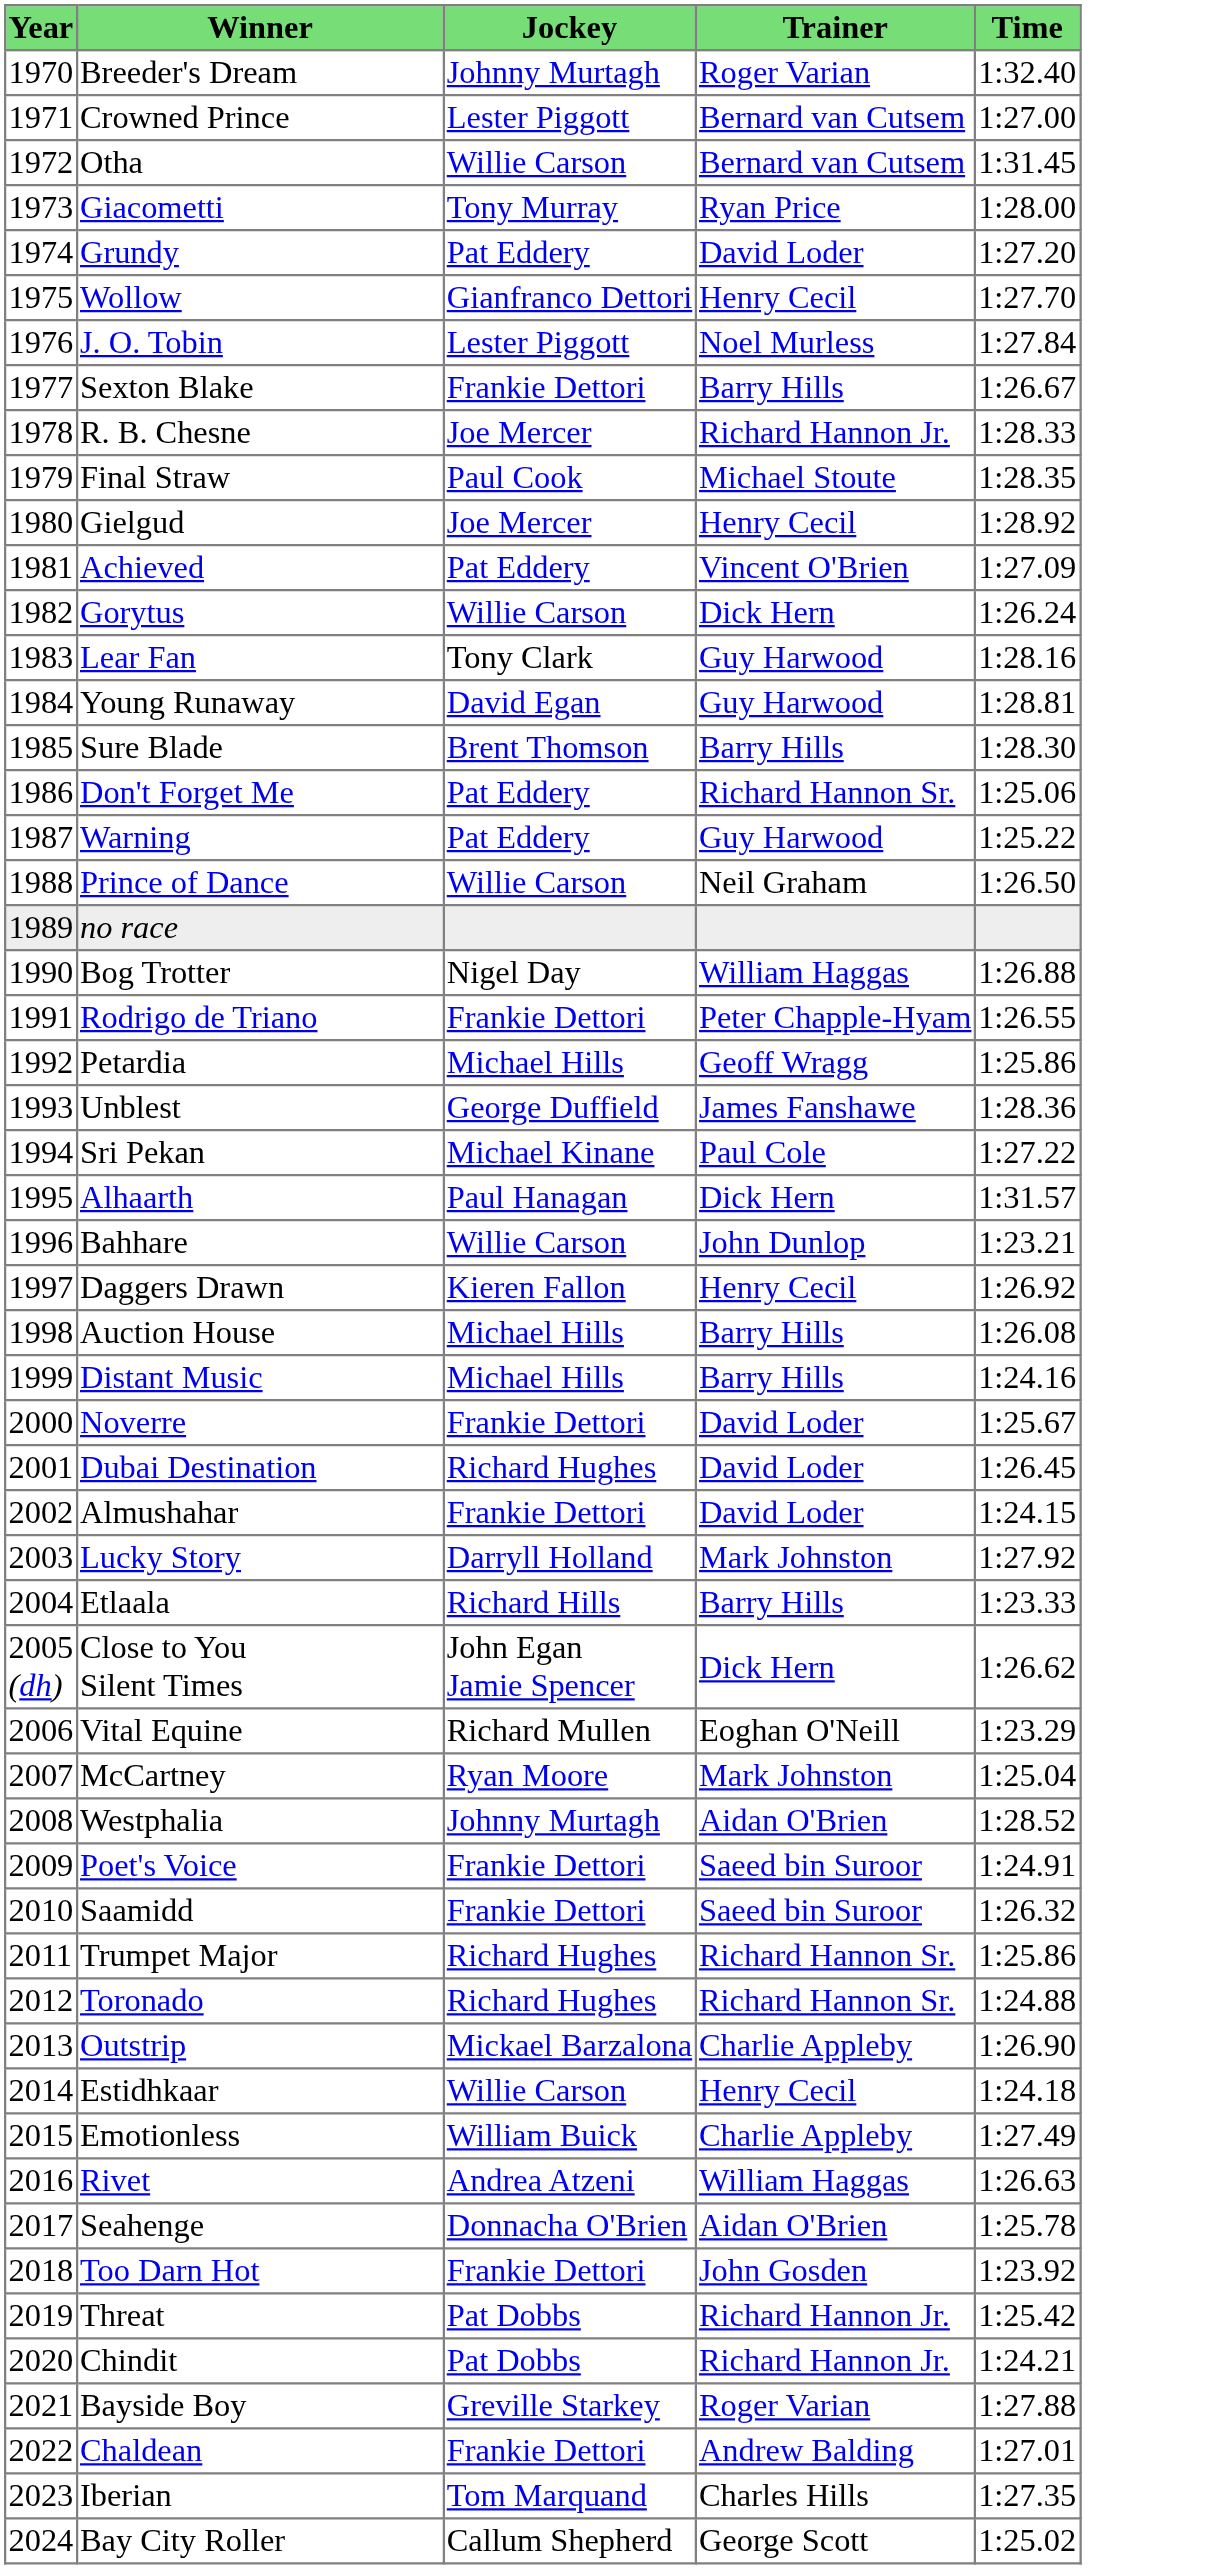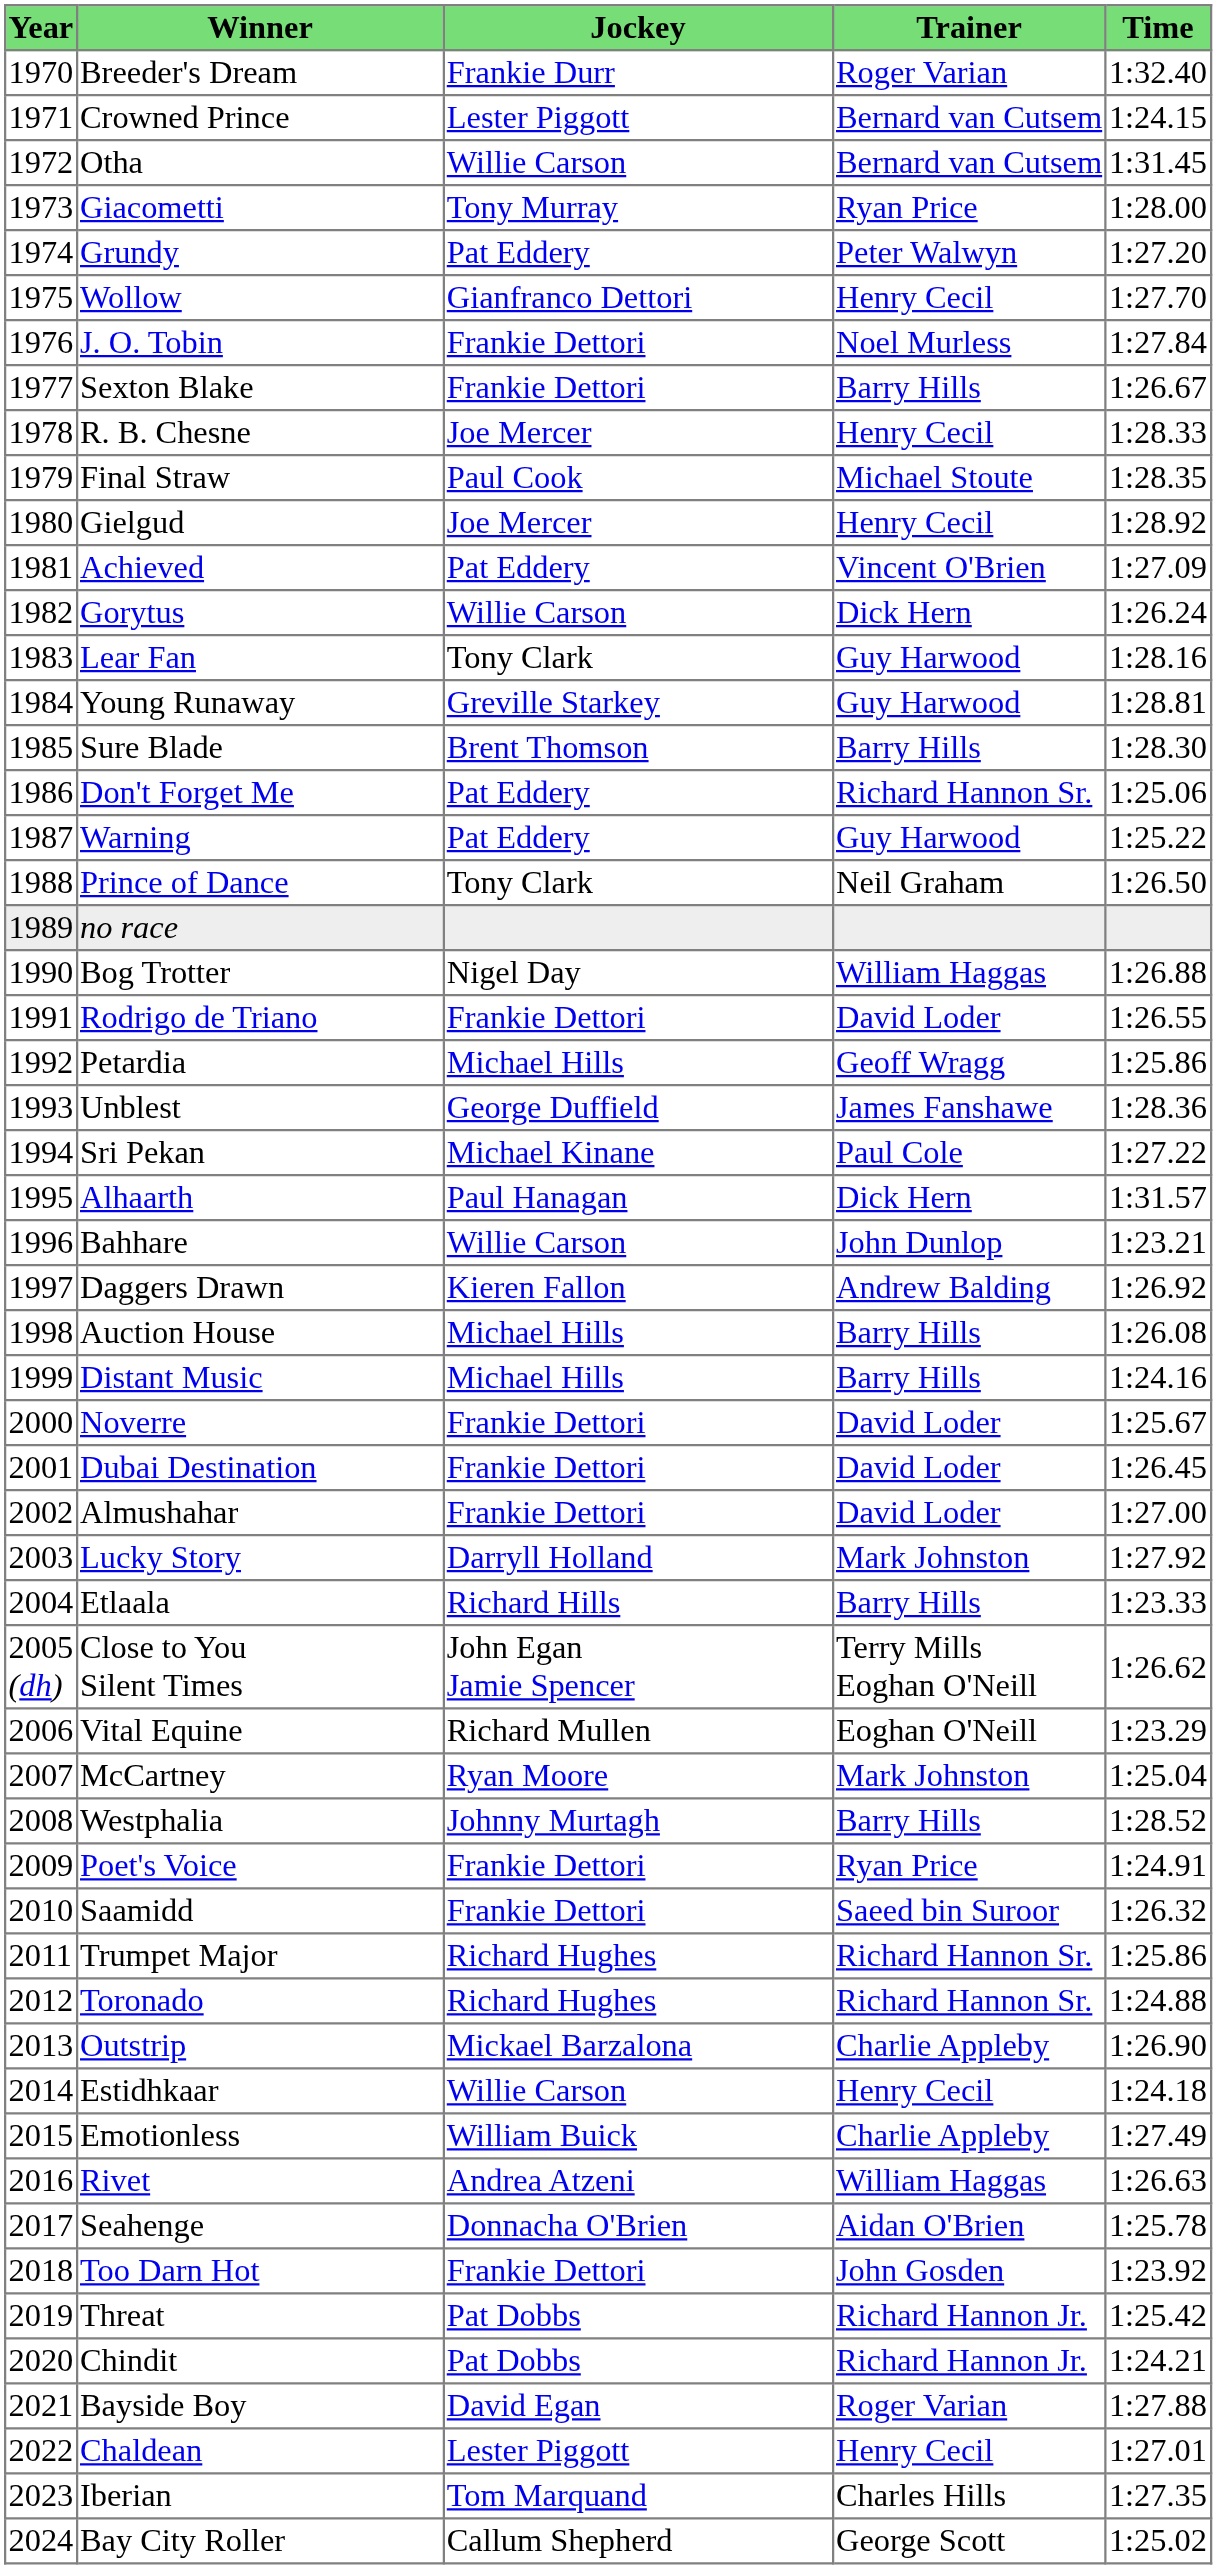(553, 72) Johnny Murtagh -> (531, 72) Frankie Durr
(1027, 116) 1:27.00 -> (1158, 116) 1:24.15
(781, 252) David Loder -> (927, 252) Peter Walwyn
(538, 342) Lester Piggott -> (546, 342) Frankie Dettori
(824, 432) Richard Hannon Jr. -> (915, 432) Henry Cecil
(524, 702) David Egan -> (553, 702) Greville Starkey
(536, 882) Willie Carson -> (520, 882) Tony Clark
(835, 1016) Peter Chapple-Hyam -> (918, 1016) David Loder
(778, 1286) Henry Cecil -> (943, 1286) Andrew Balding
(552, 1466) Richard Hughes -> (546, 1466) Frankie Dettori
(1027, 1512) 1:24.15 -> (1158, 1512) 1:27.00
(767, 1666) Dick Hern -> (937, 1666) Terry Mills Eoghan O'Neill
(793, 1820) Aidan O'Brien -> (908, 1820) Barry Hills
(810, 1865) Saeed bin Suroor -> (907, 1865) Ryan Price
(553, 2405) Greville Starkey -> (524, 2405) David Egan
(546, 2450) Frankie Dettori -> (538, 2450) Lester Piggott
(806, 2450) Andrew Balding -> (915, 2450) Henry Cecil
